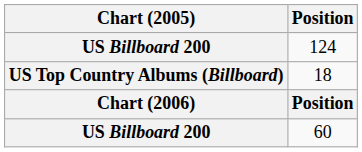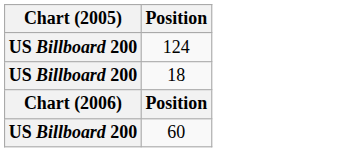(146, 75) US Top Country Albums (Billboard) -> (73, 75) US Billboard 200
